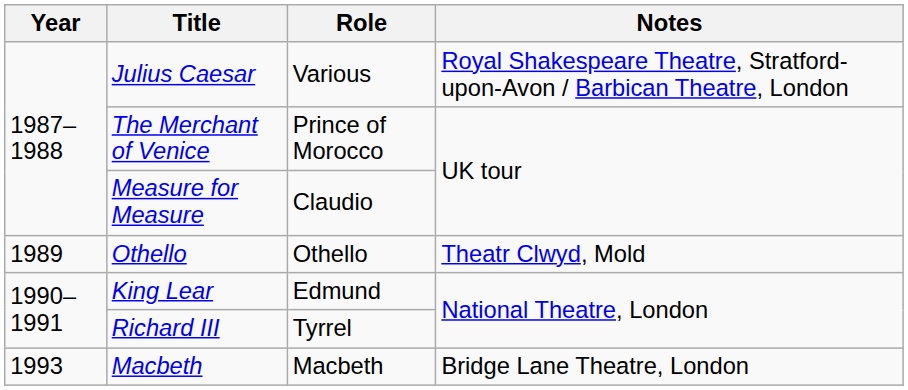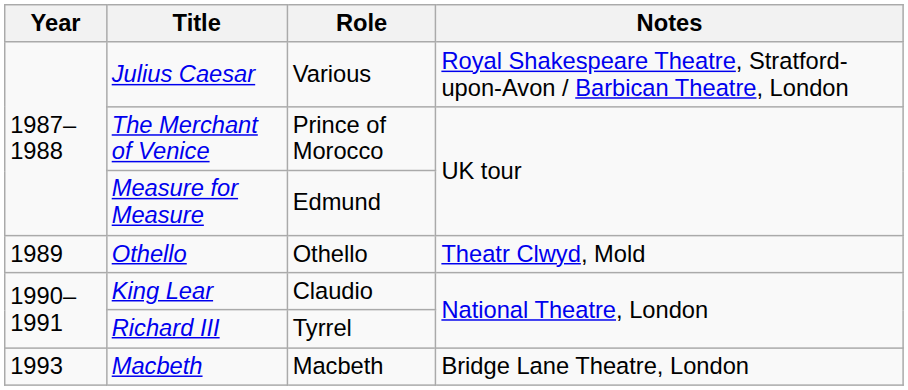(333, 202) Claudio -> (337, 202) Edmund
(337, 290) Edmund -> (333, 290) Claudio
